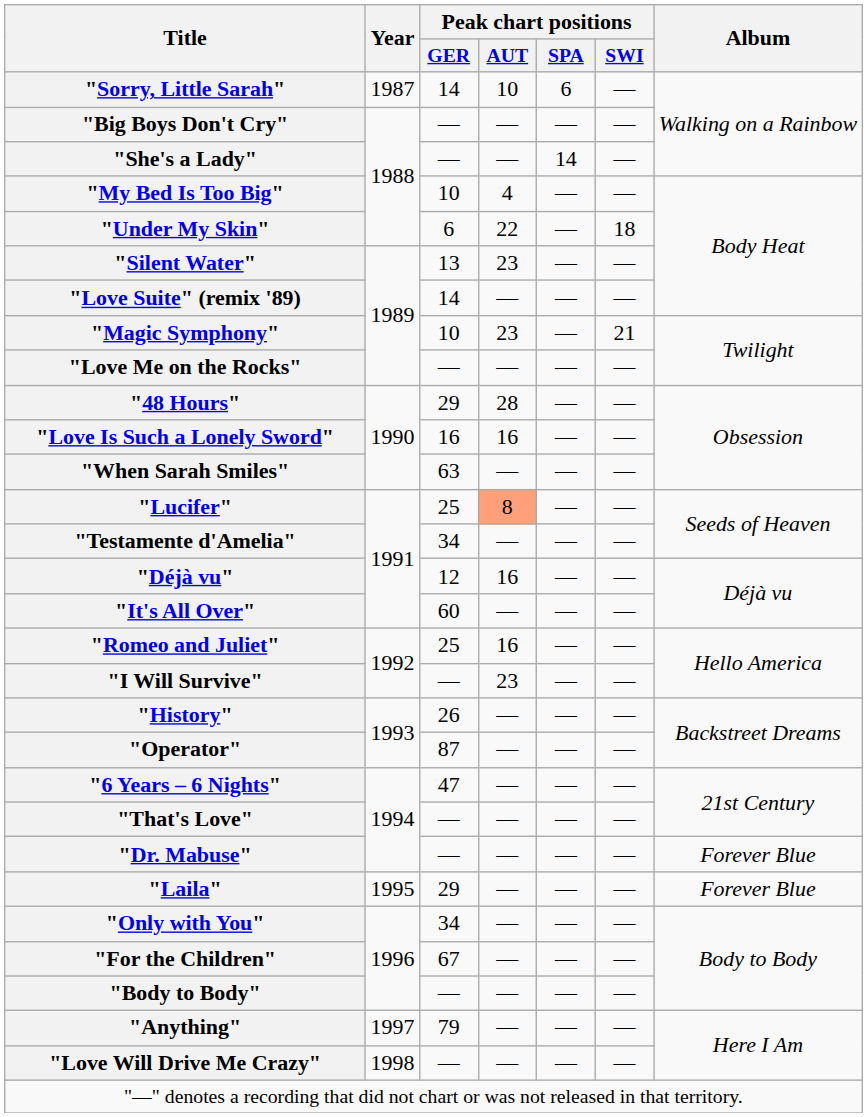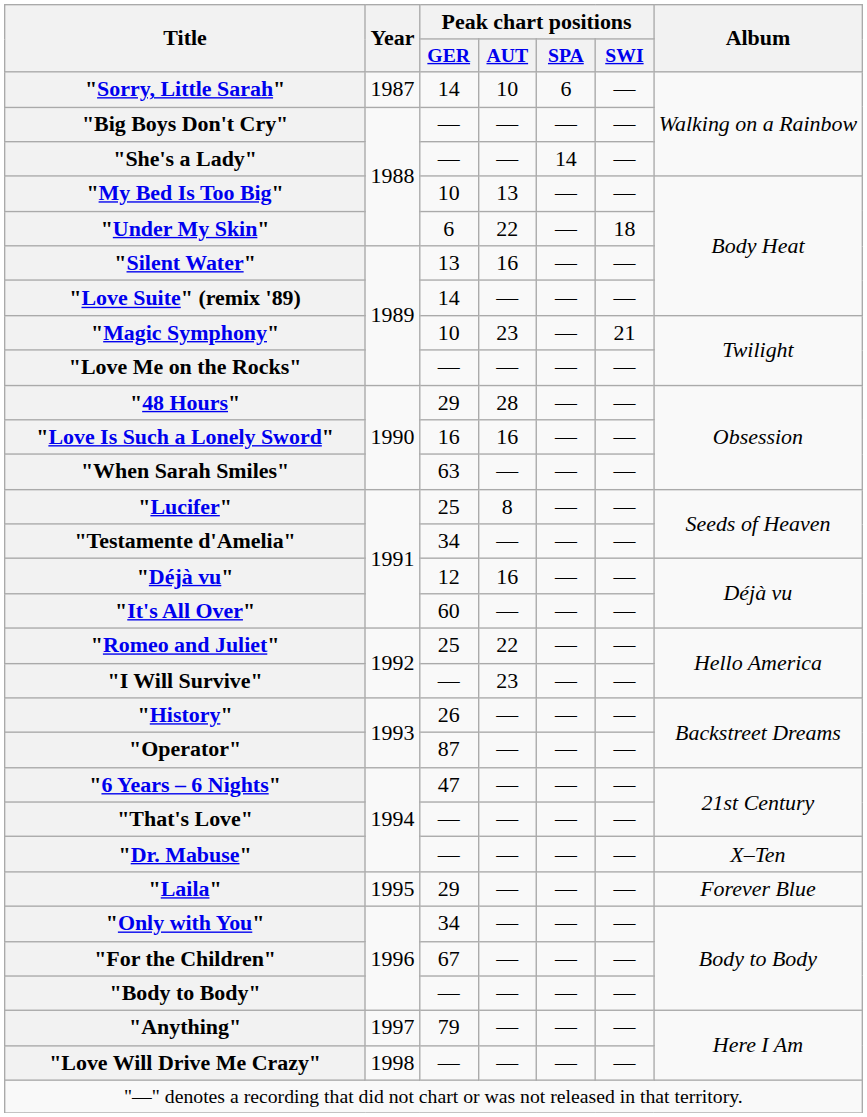(507, 193) 4 -> (507, 193) 13
(507, 263) 23 -> (507, 263) 16
(507, 506) lightsalmon background -> (507, 506) no background
(507, 645) 16 -> (507, 645) 22
(758, 853) Forever Blue -> (758, 853) X–Ten
